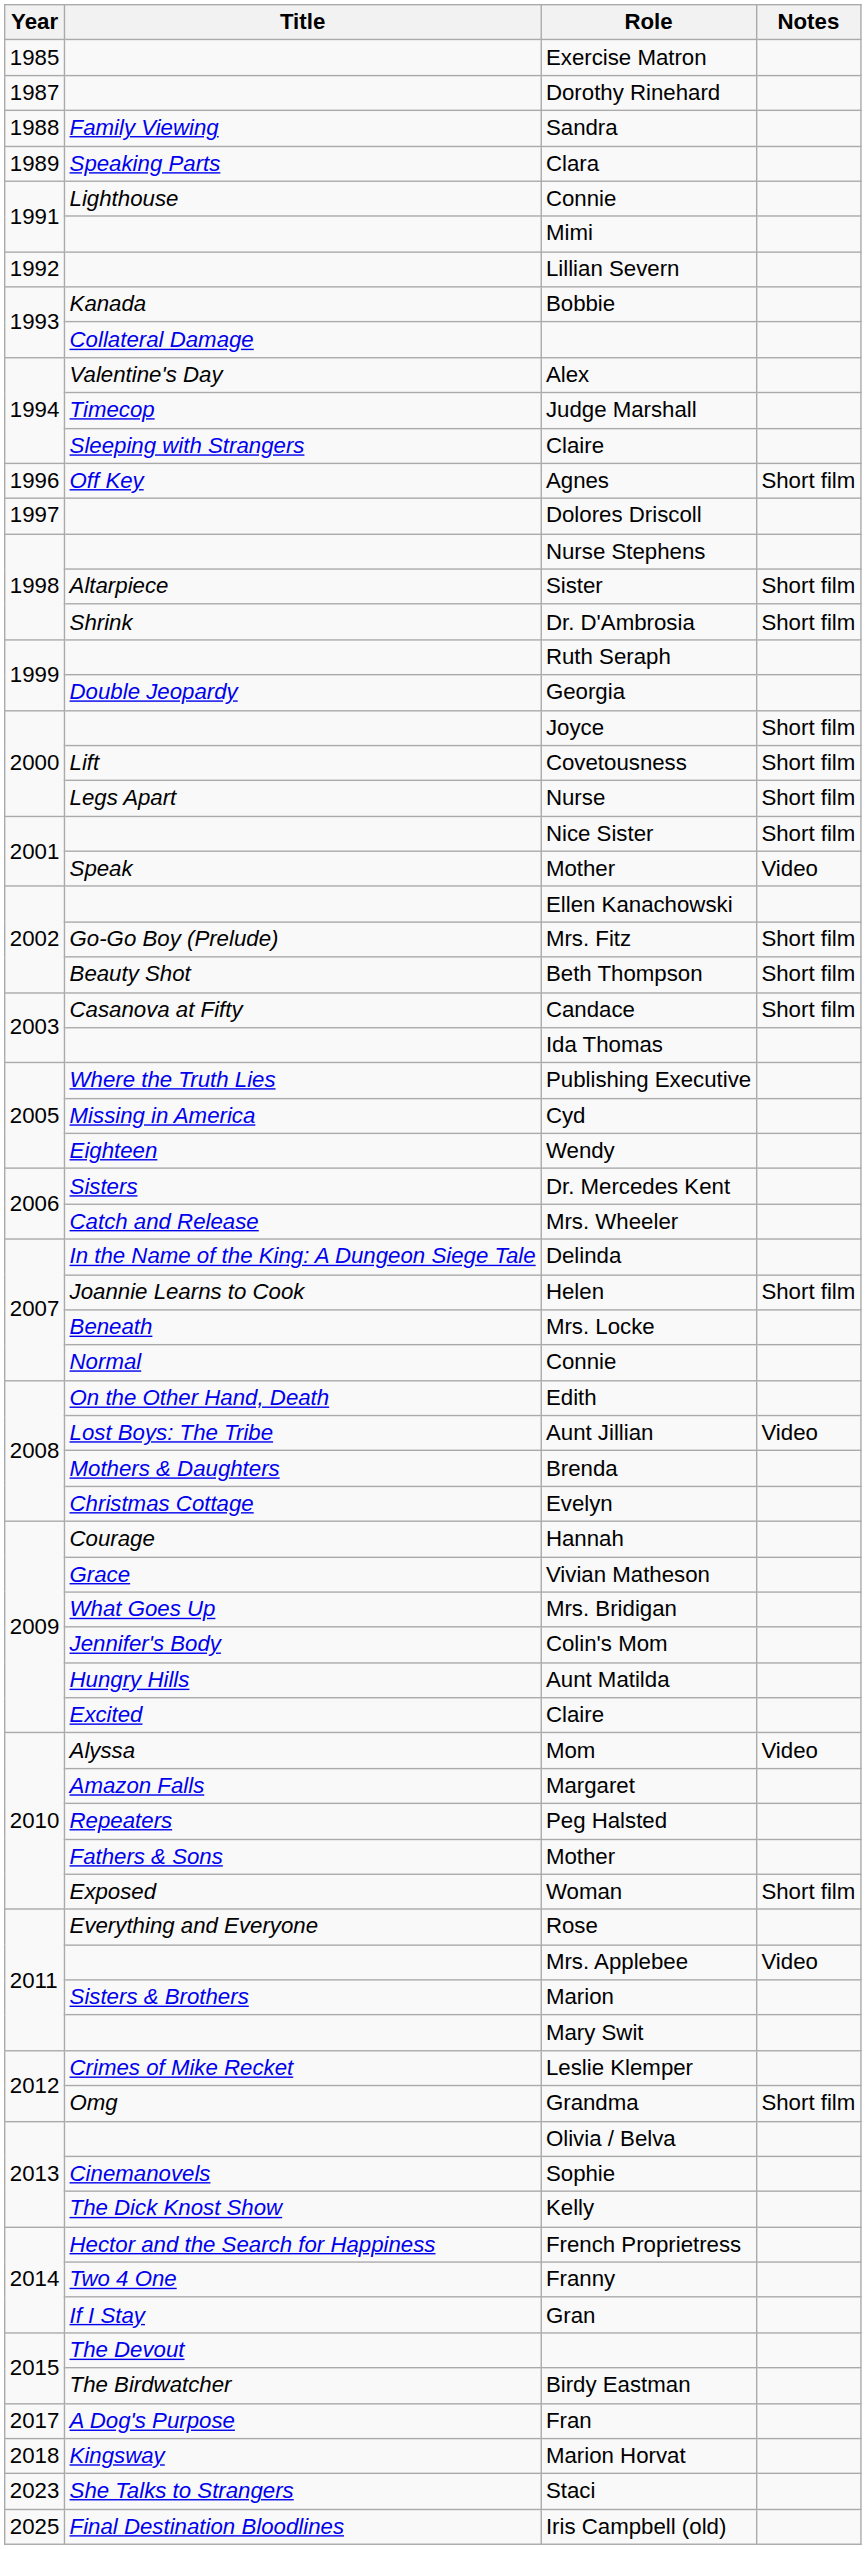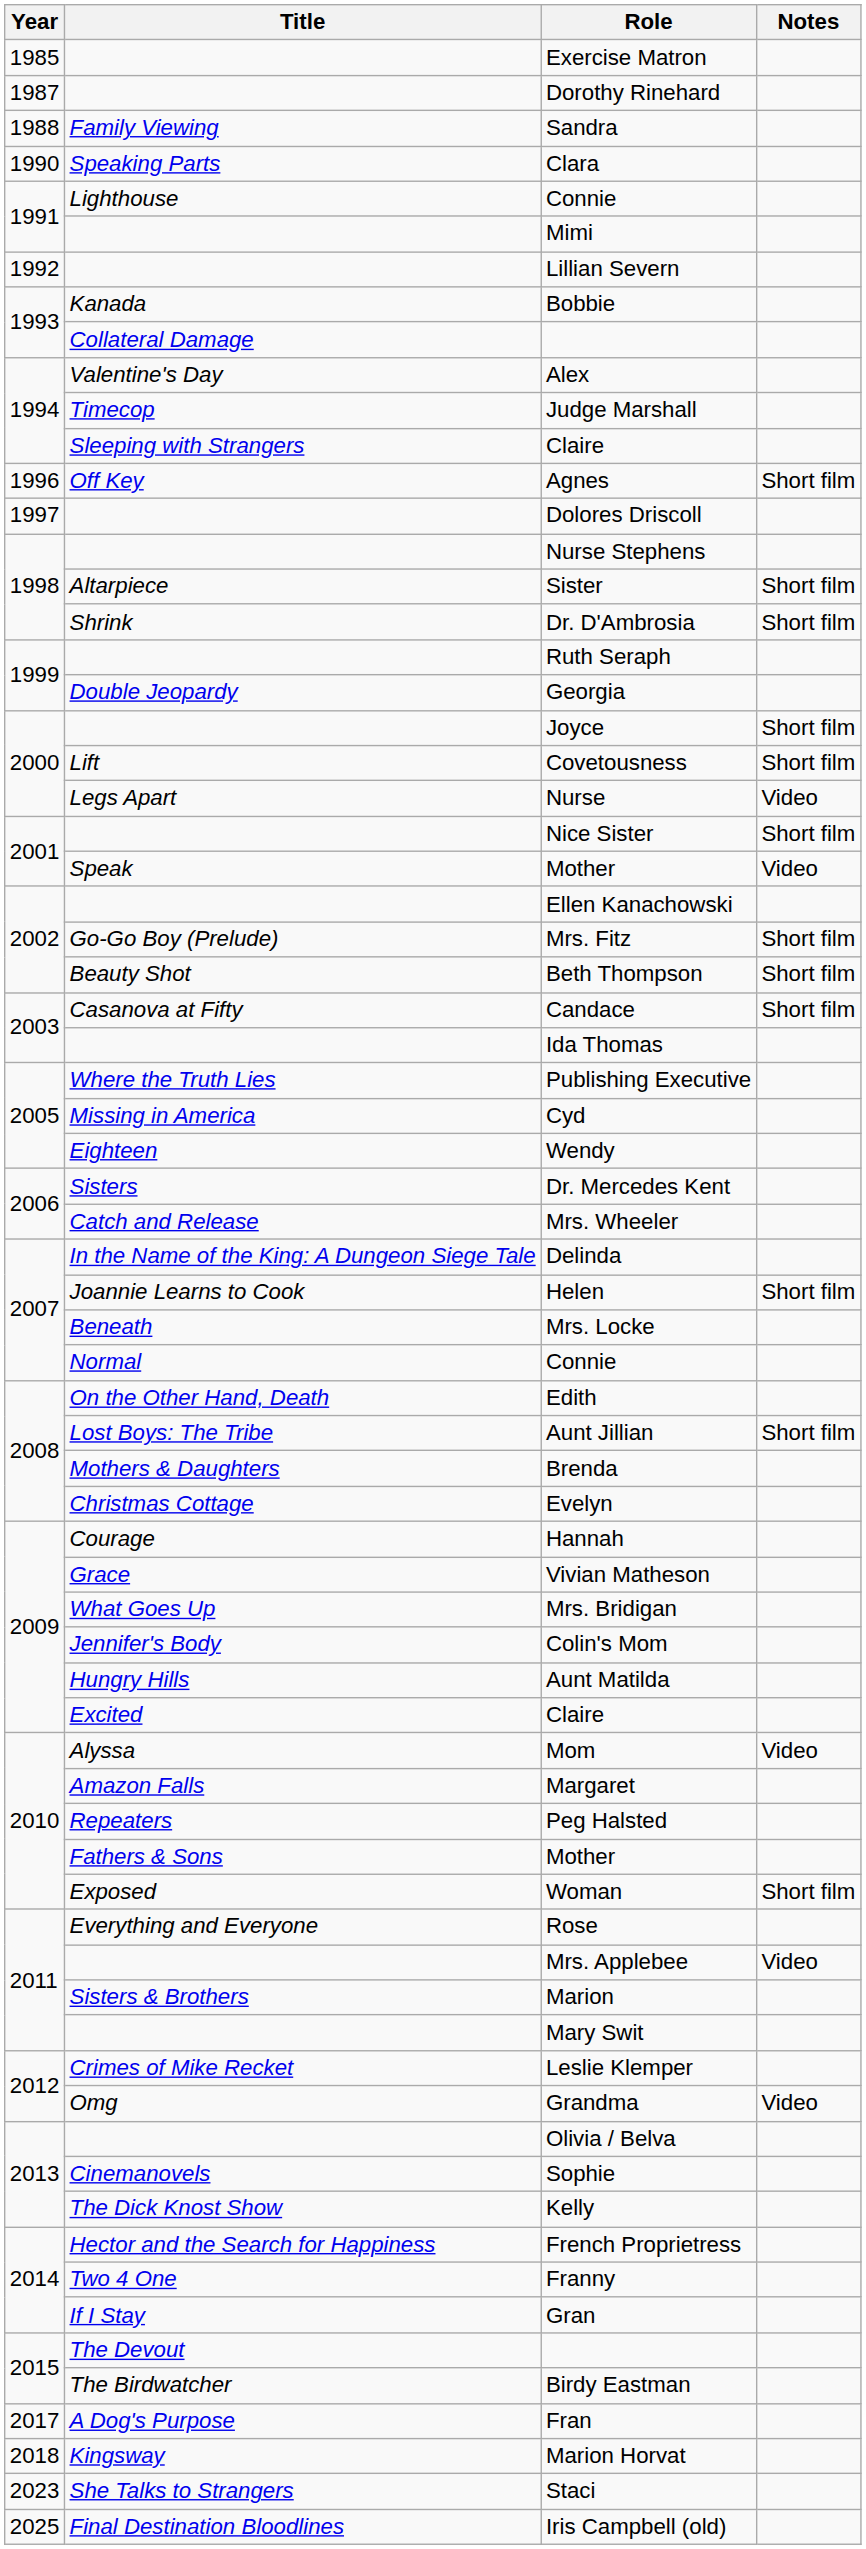(35, 163) 1989 -> (35, 163) 1990
(808, 798) Short film -> (790, 798) Video
(790, 1432) Video -> (808, 1432) Short film
(808, 2103) Short film -> (790, 2103) Video
